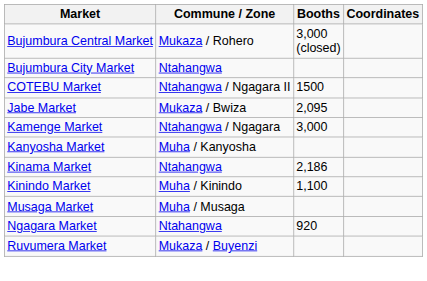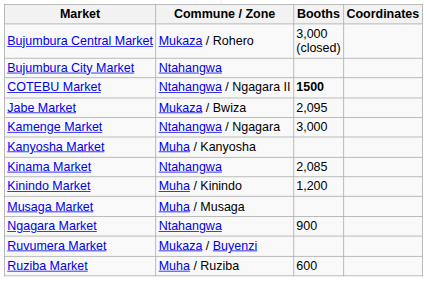(310, 87) normal -> (310, 87) bold
(312, 166) 2,186 -> (312, 166) 2,085
(312, 186) 1,100 -> (312, 186) 1,200
(307, 226) 920 -> (307, 226) 900
+ row: (47, 265)
